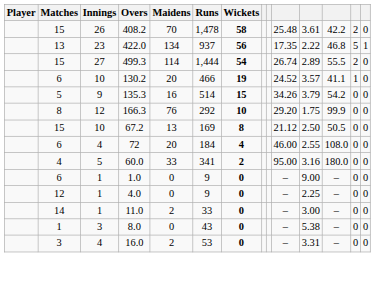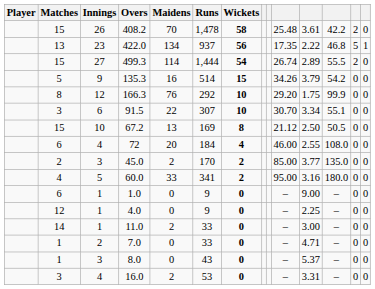- row: (134, 78)
+ row: (134, 111)
+ row: (134, 161)
+ row: (134, 243)
(311, 227) 5.38 -> (311, 260) 5.37
